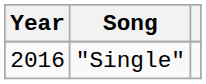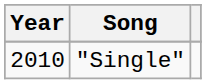(38, 60) 2016 -> (38, 60) 2010
